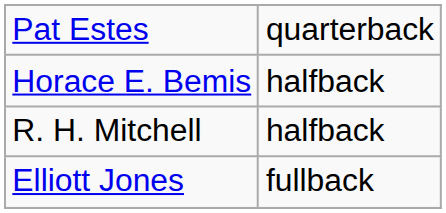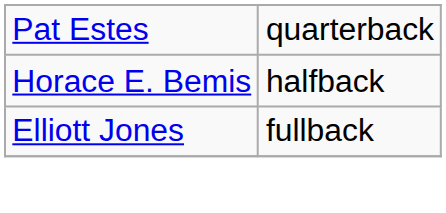- row: (107, 130)
